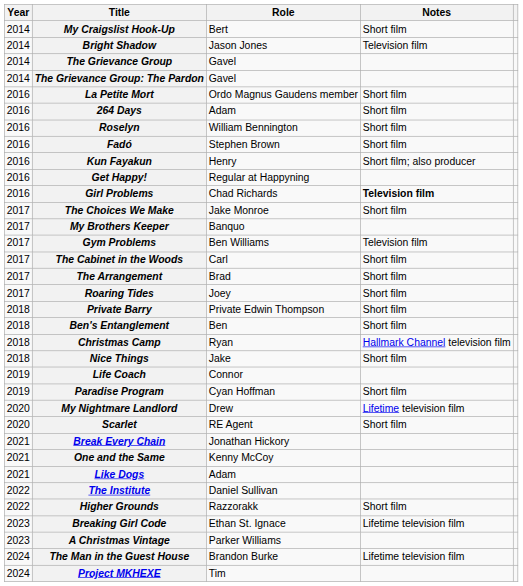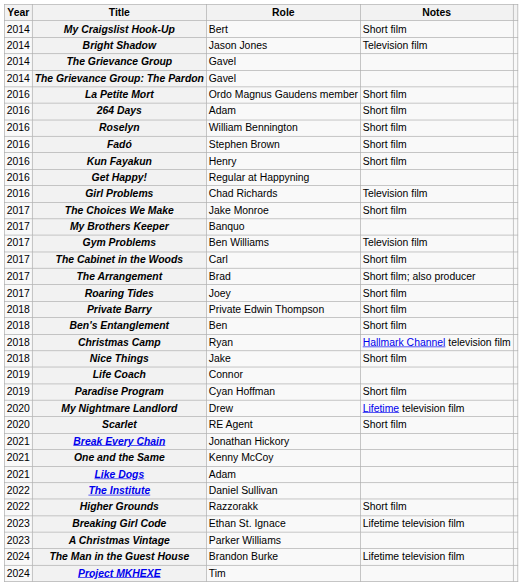(419, 161) Short film; also producer -> (385, 161) Short film
(398, 194) bold -> (395, 194) normal
(385, 276) Short film -> (419, 276) Short film; also producer
